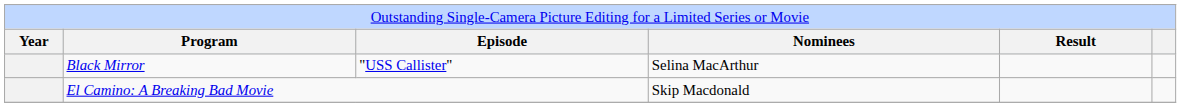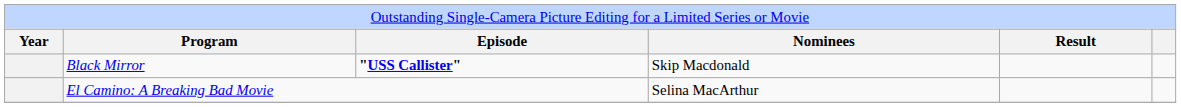(406, 66) normal -> (410, 66) bold
(705, 66) Selina MacArthur -> (701, 66) Skip Macdonald
(701, 90) Skip Macdonald -> (705, 90) Selina MacArthur
